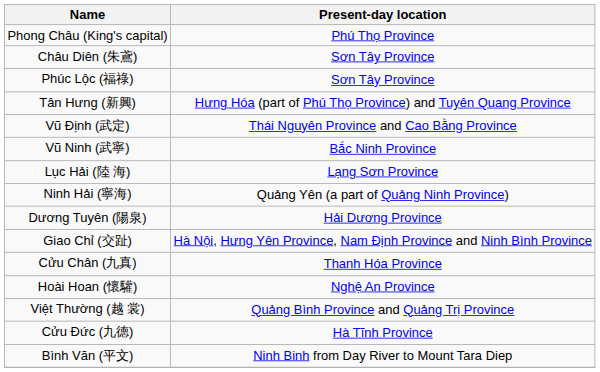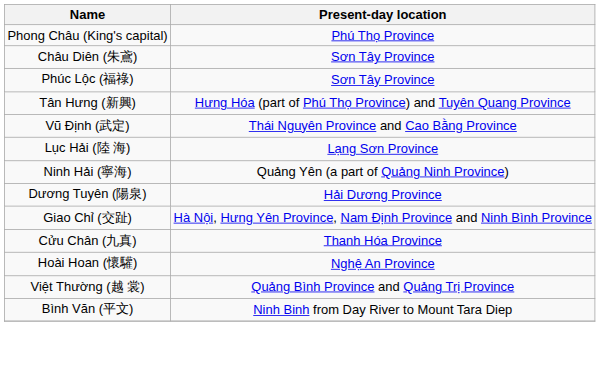- row: (88, 148)
- row: (88, 332)
